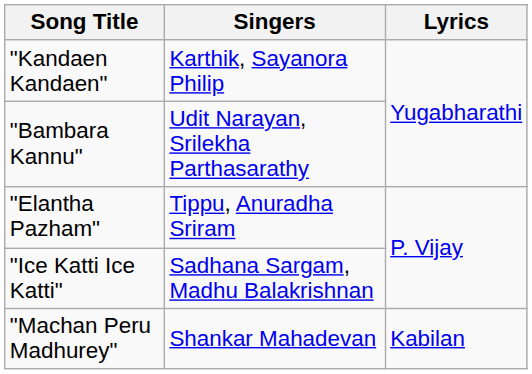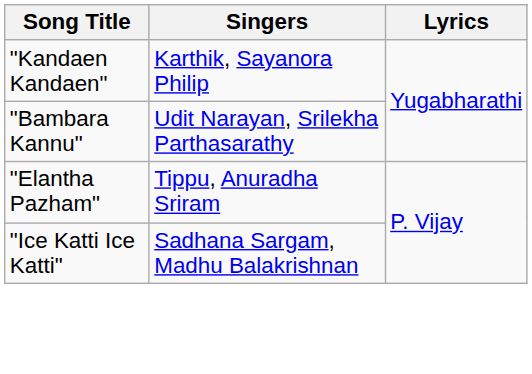- row: (80, 338)
